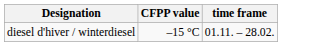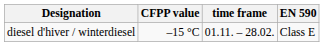+ column: (298, 13)
